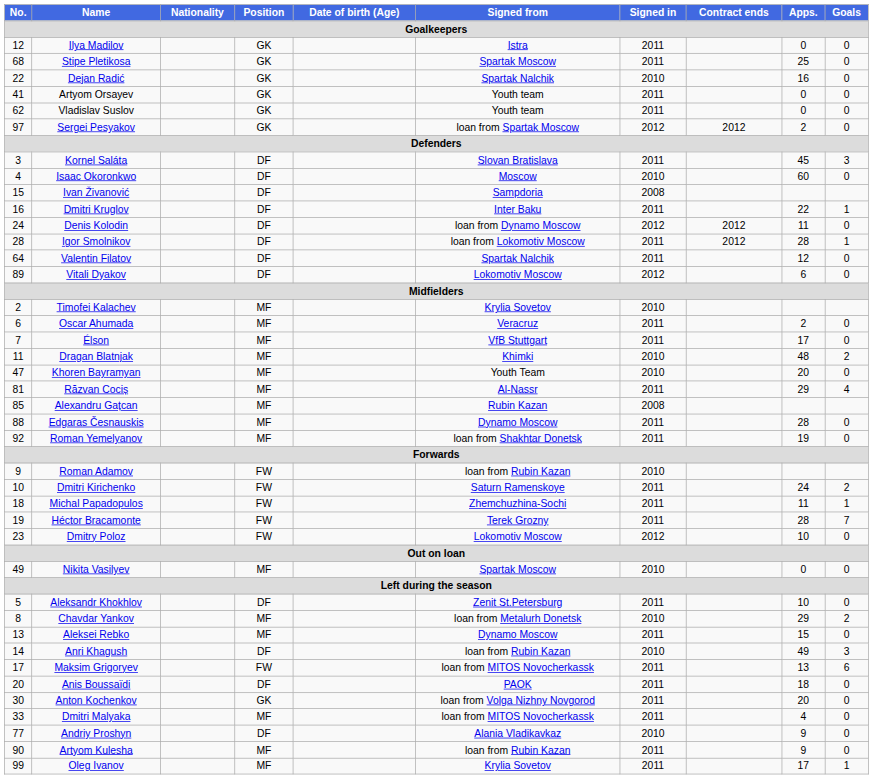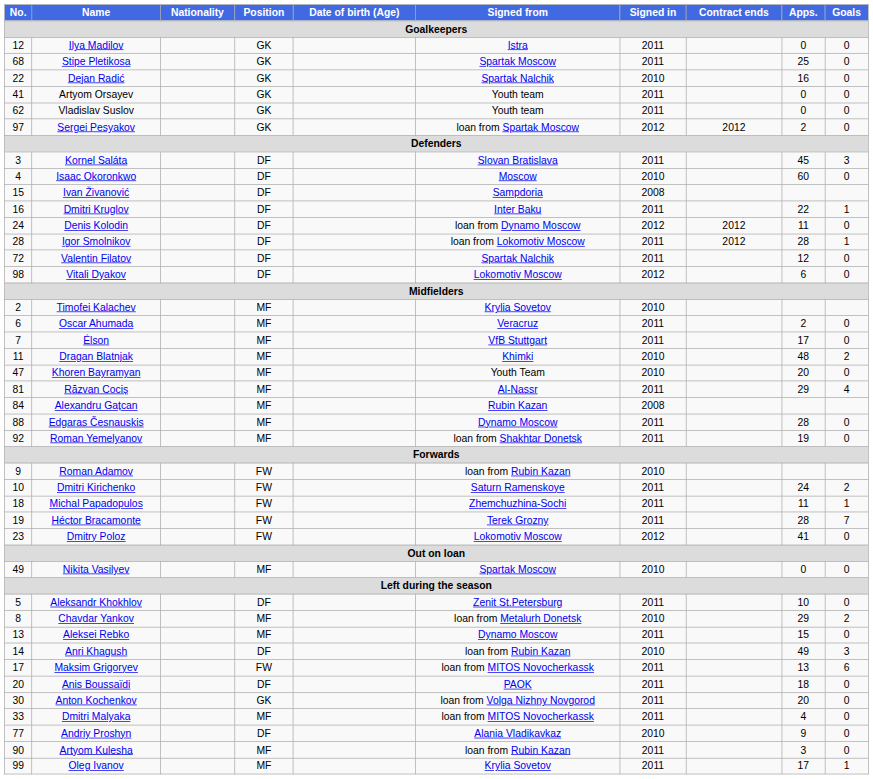(18, 259) 64 -> (18, 259) 72
(18, 275) 89 -> (18, 275) 98
(18, 406) 85 -> (18, 406) 84
(803, 537) 10 -> (803, 537) 41
(803, 750) 9 -> (803, 750) 3
